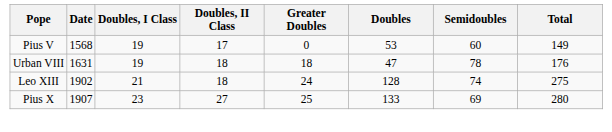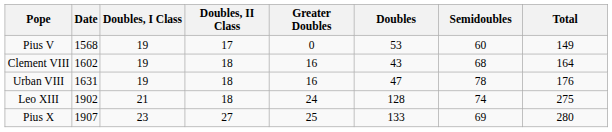+ row: (39, 63)
(306, 63) 18 -> (312, 81) 16
